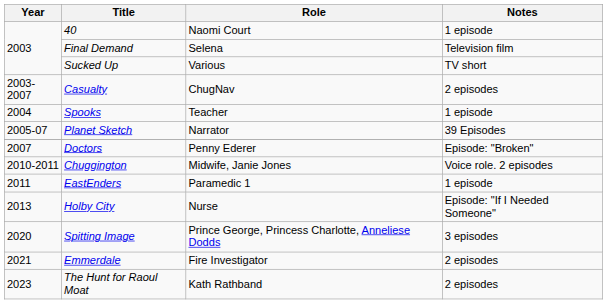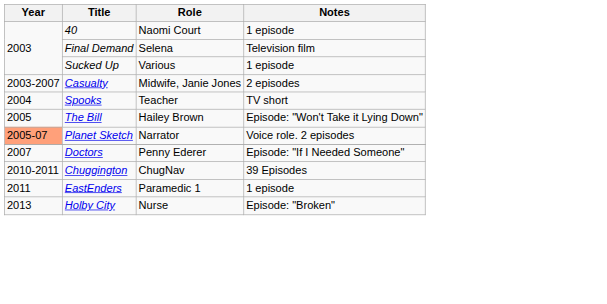(466, 65) TV short -> (270, 65) 1 episode
(212, 89) ChugNav -> (190, 83) Midwife, Janie Jones
(469, 113) 1 episode -> (267, 100) TV short
+ row: (83, 118)
(27, 130) no background -> (27, 135) lightsalmon background
(475, 130) 39 Episodes -> (300, 135) Voice role. 2 episodes
(489, 148) Episode: "Broken" -> (325, 153) Episode: "If I Needed Someone"
(240, 165) Midwife, Janie Jones -> (162, 170) ChugNav
(499, 165) Voice role. 2 episodes -> (277, 170) 39 Episodes
(497, 206) Episode: "If I Needed Someone" -> (291, 205) Episode: "Broken"
- row: (99, 236)
- row: (92, 260)
- row: (111, 284)
